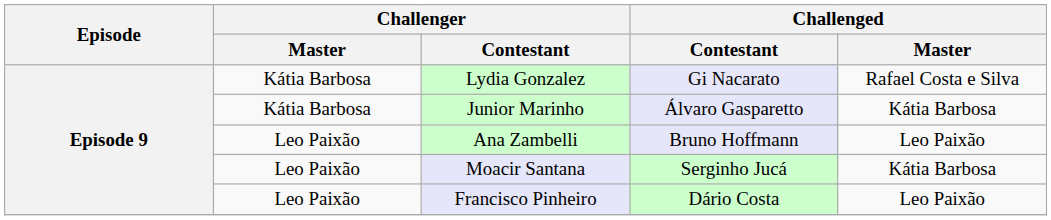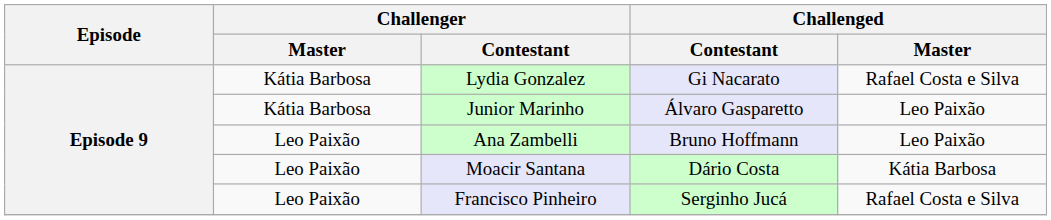(942, 109) Kátia Barbosa -> (942, 109) Leo Paixão
(734, 169) Serginho Jucá -> (734, 169) Dário Costa
(734, 199) Dário Costa -> (734, 199) Serginho Jucá
(942, 199) Leo Paixão -> (942, 199) Rafael Costa e Silva
